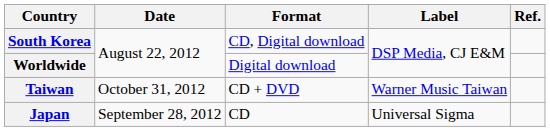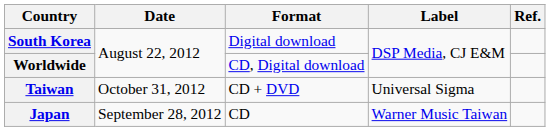(296, 41) CD, Digital download -> (282, 41) Digital download
(282, 65) Digital download -> (296, 65) CD, Digital download
(439, 89) Warner Music Taiwan -> (423, 89) Universal Sigma
(423, 114) Universal Sigma -> (439, 114) Warner Music Taiwan
